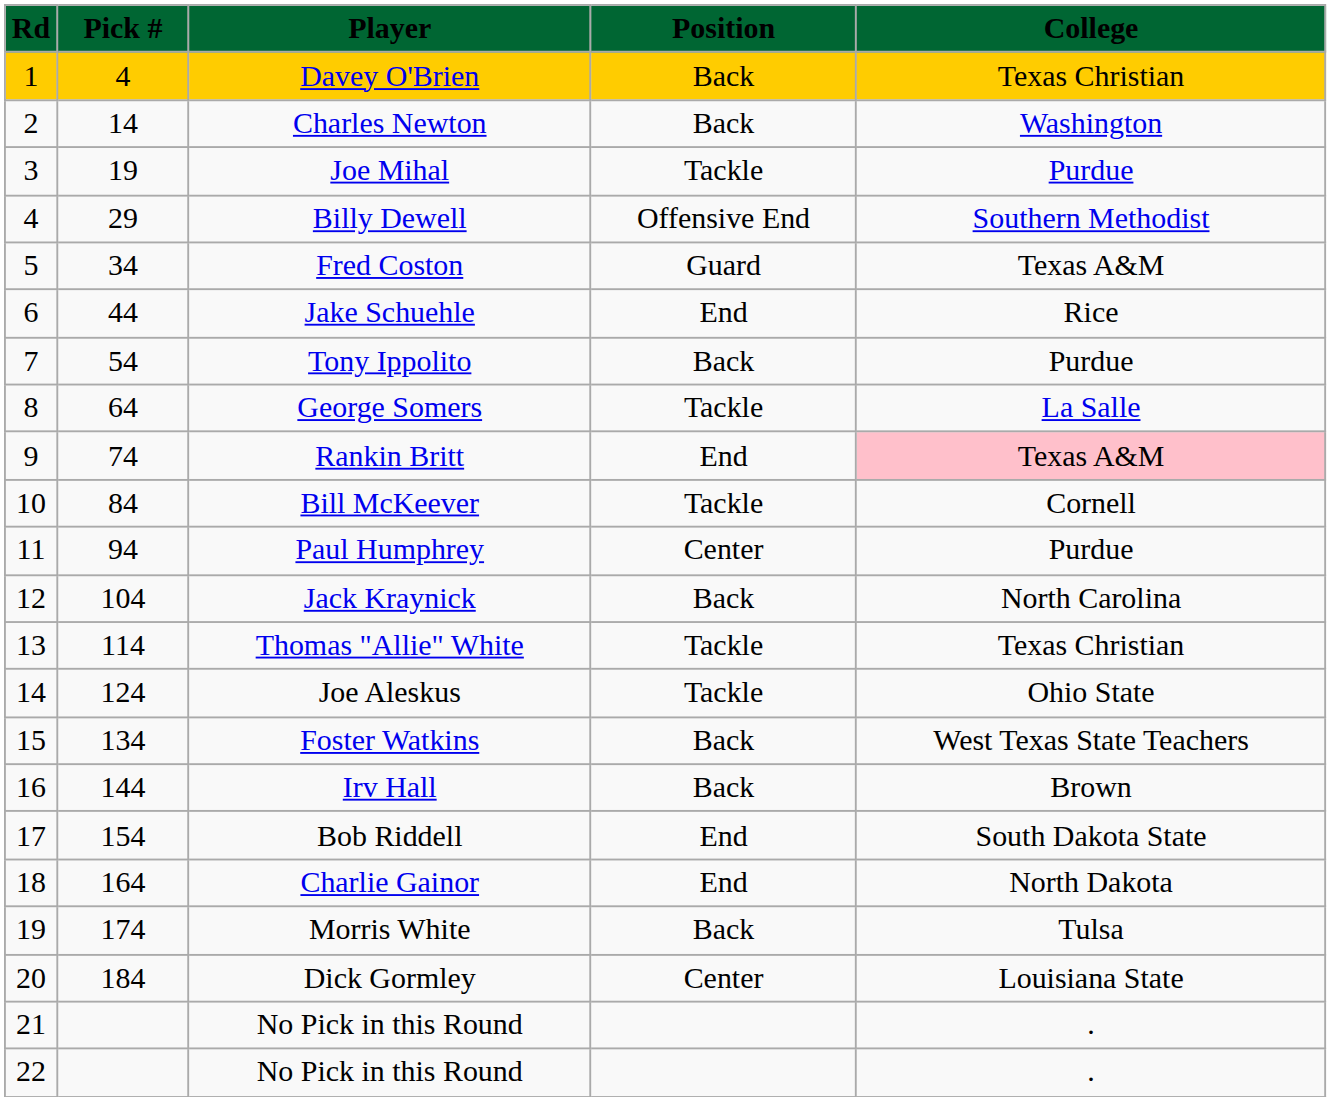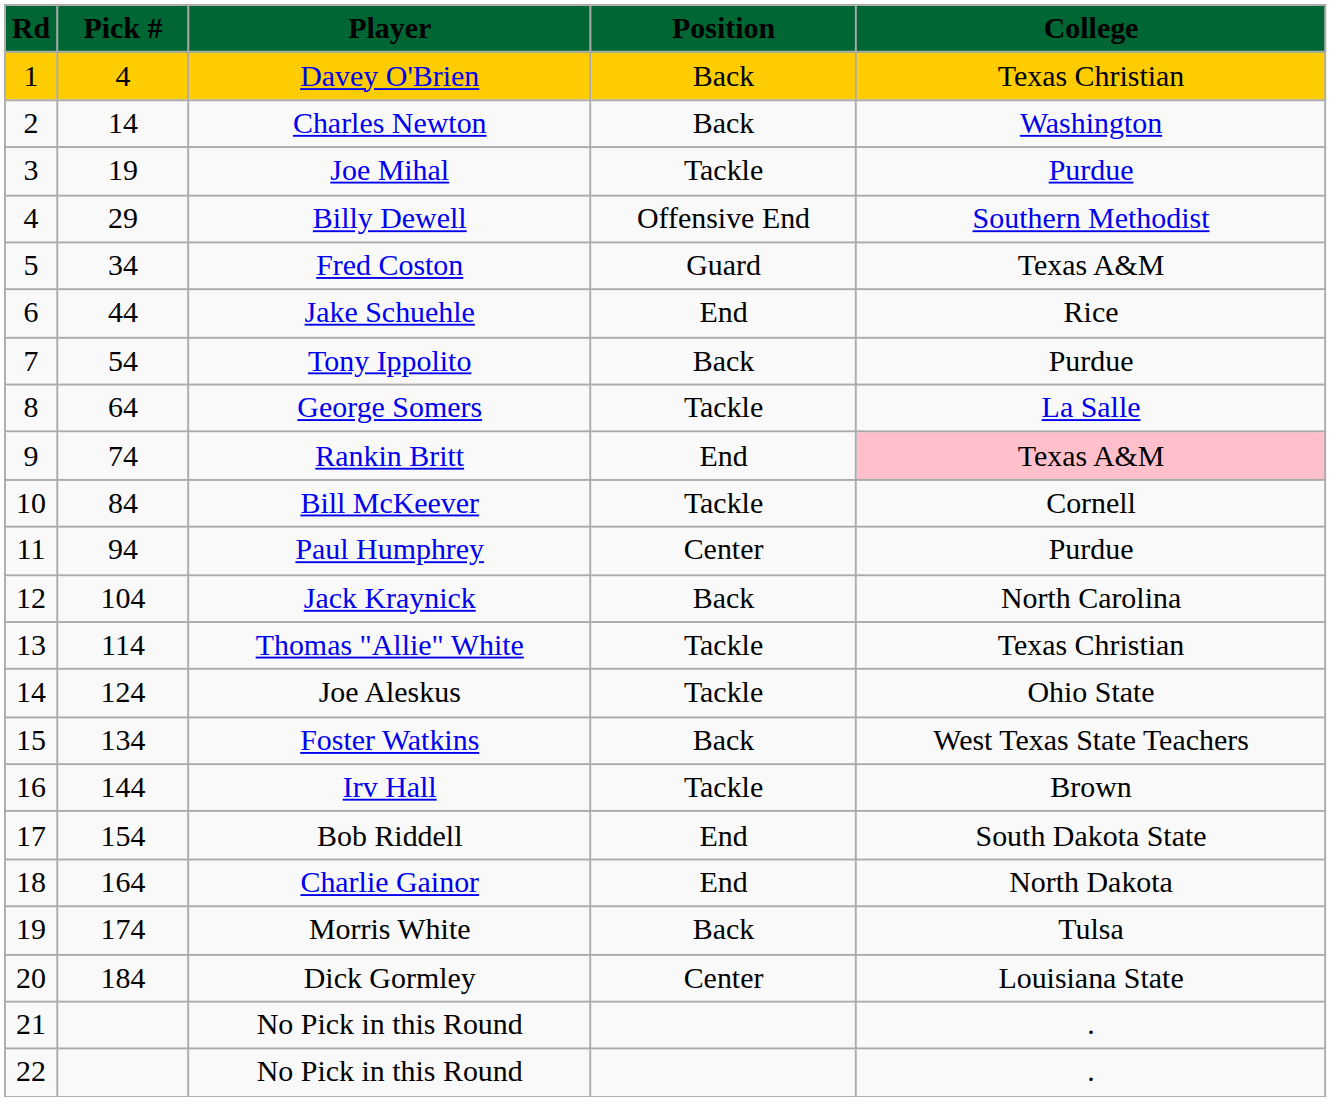(724, 787) Back -> (724, 787) Tackle
